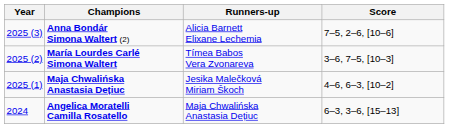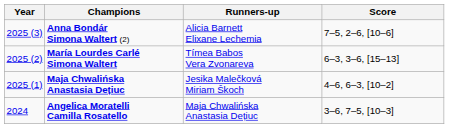(359, 59) 3–6, 7–5, [10–3] -> (362, 59) 6–3, 3–6, [15–13]
(362, 111) 6–3, 3–6, [15–13] -> (359, 111) 3–6, 7–5, [10–3]
